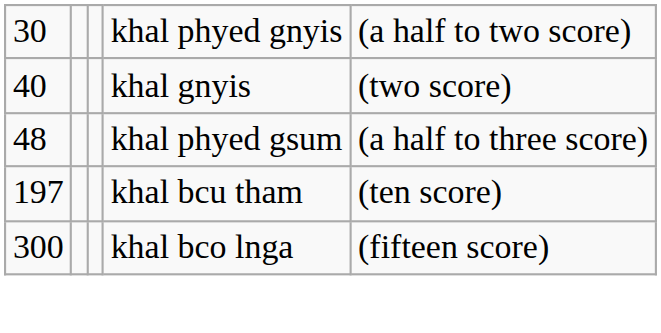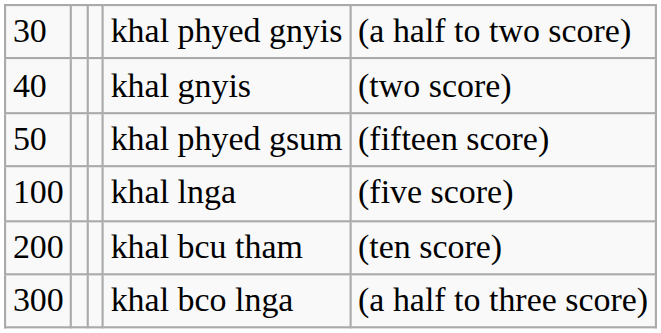(30, 138) 48 -> (30, 138) 50
(503, 138) (a half to three score) -> (454, 138) (fifteen score)
+ row: (173, 192)
(38, 192) 197 -> (38, 246) 200
(454, 246) (fifteen score) -> (503, 300) (a half to three score)
